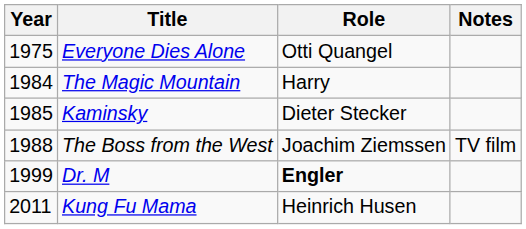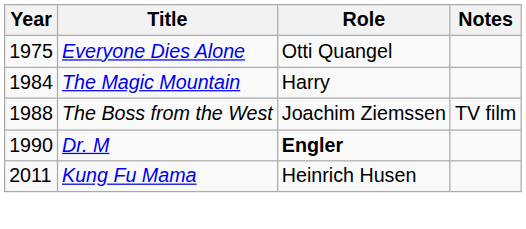- row: (105, 113)
(31, 176) 1999 -> (31, 144) 1990
